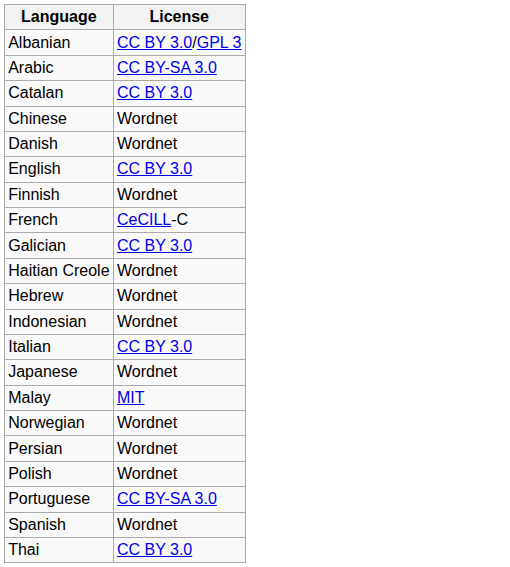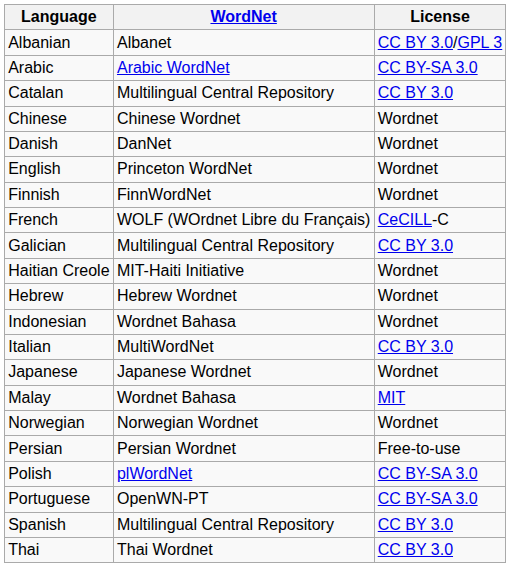+ column: (244, 17)
(155, 169) CC BY 3.0 -> (408, 169) Wordnet
(147, 448) Wordnet -> (419, 448) Free-to-use
(147, 473) Wordnet -> (428, 473) CC BY-SA 3.0
(147, 524) Wordnet -> (415, 524) CC BY 3.0
